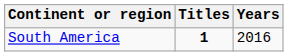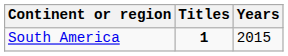(254, 40) 2016 -> (254, 40) 2015
